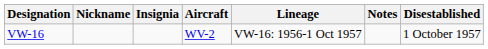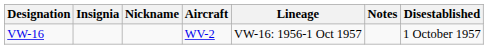columns swapped: (157, 14) <-> (103, 14)
